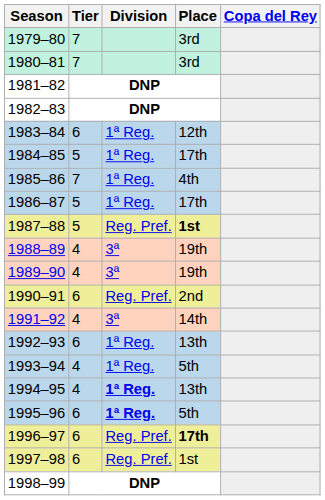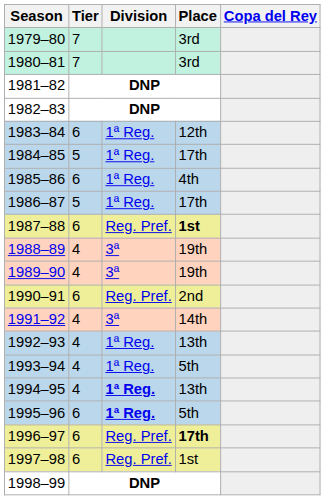(76, 179) 7 -> (76, 179) 6
(76, 226) 5 -> (76, 226) 6
(76, 343) 6 -> (76, 343) 4
